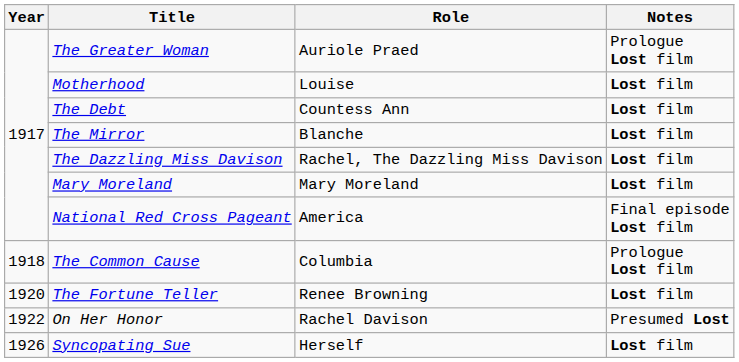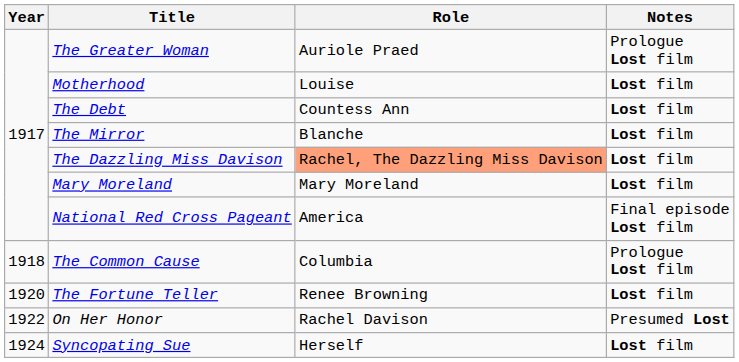(451, 160) no background -> (451, 160) lightsalmon background
(27, 345) 1926 -> (27, 345) 1924
